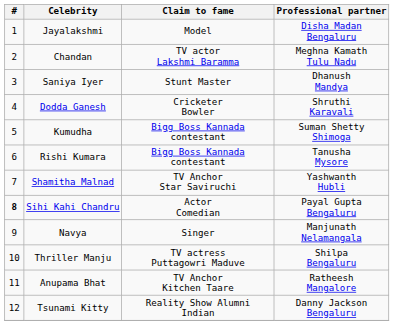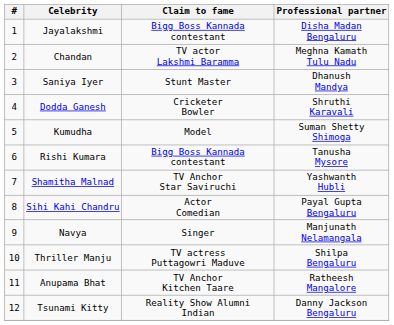(198, 32) Model -> (198, 32) Bigg Boss Kannada contestant
(198, 132) Bigg Boss Kannada contestant -> (198, 132) Model
(14, 207) bold -> (14, 207) normal
